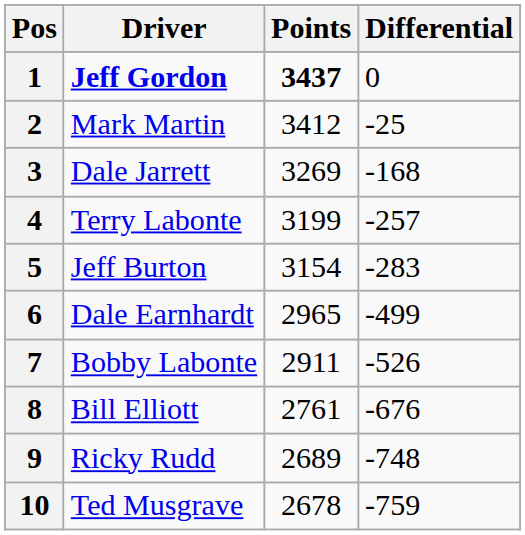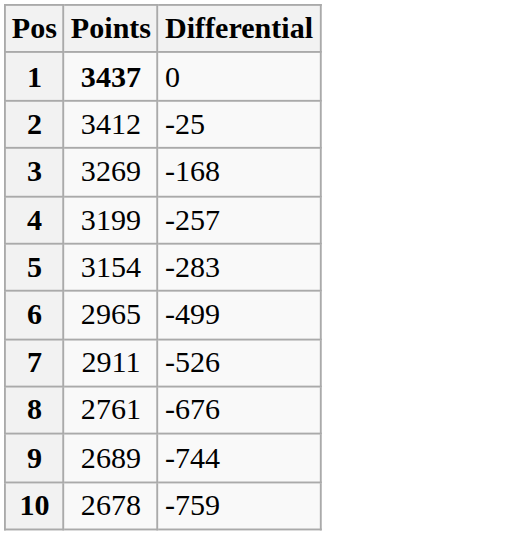- column: (164, 28)
(393, 457) -748 -> (193, 457) -744
